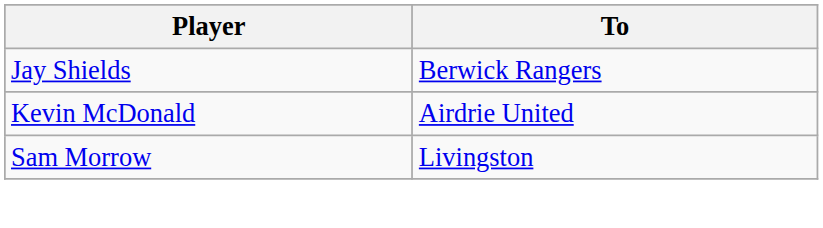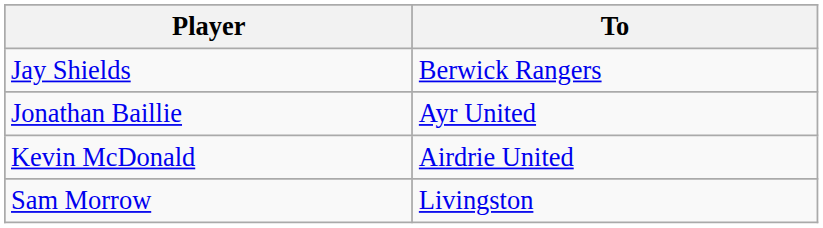+ row: (97, 113)
